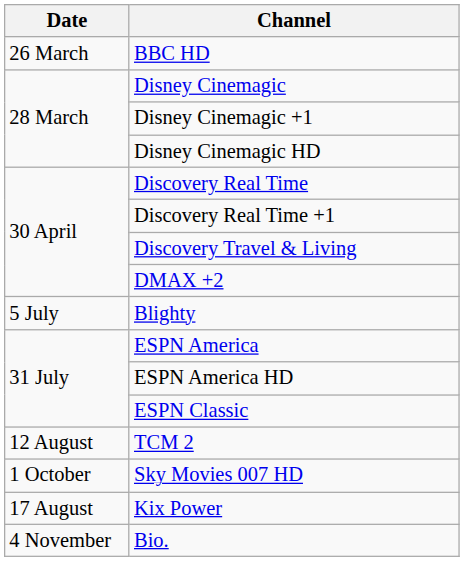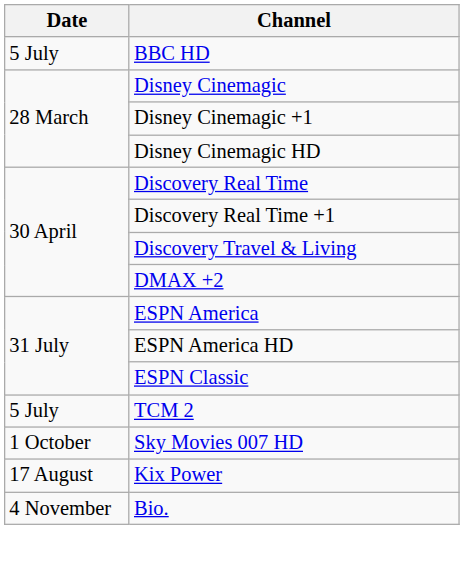(49, 53) 26 March -> (34, 53) 5 July
- row: (165, 313)
(51, 442) 12 August -> (34, 410) 5 July
